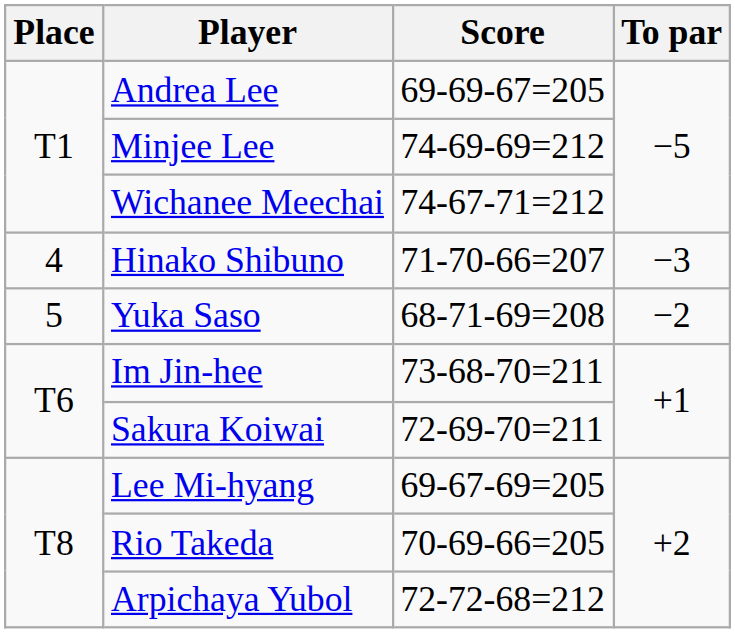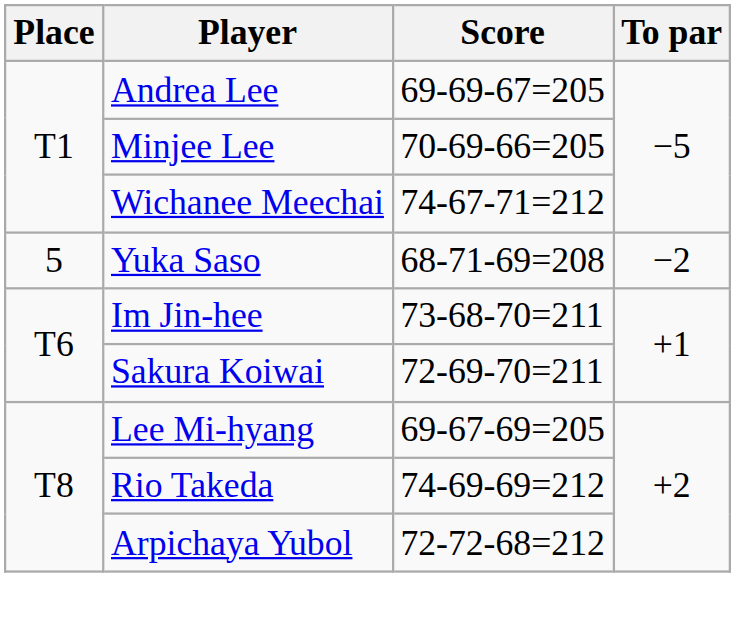(503, 145) 74-69-69=212 -> (503, 145) 70-69-66=205
- row: (227, 259)
(503, 542) 70-69-66=205 -> (503, 485) 74-69-69=212
